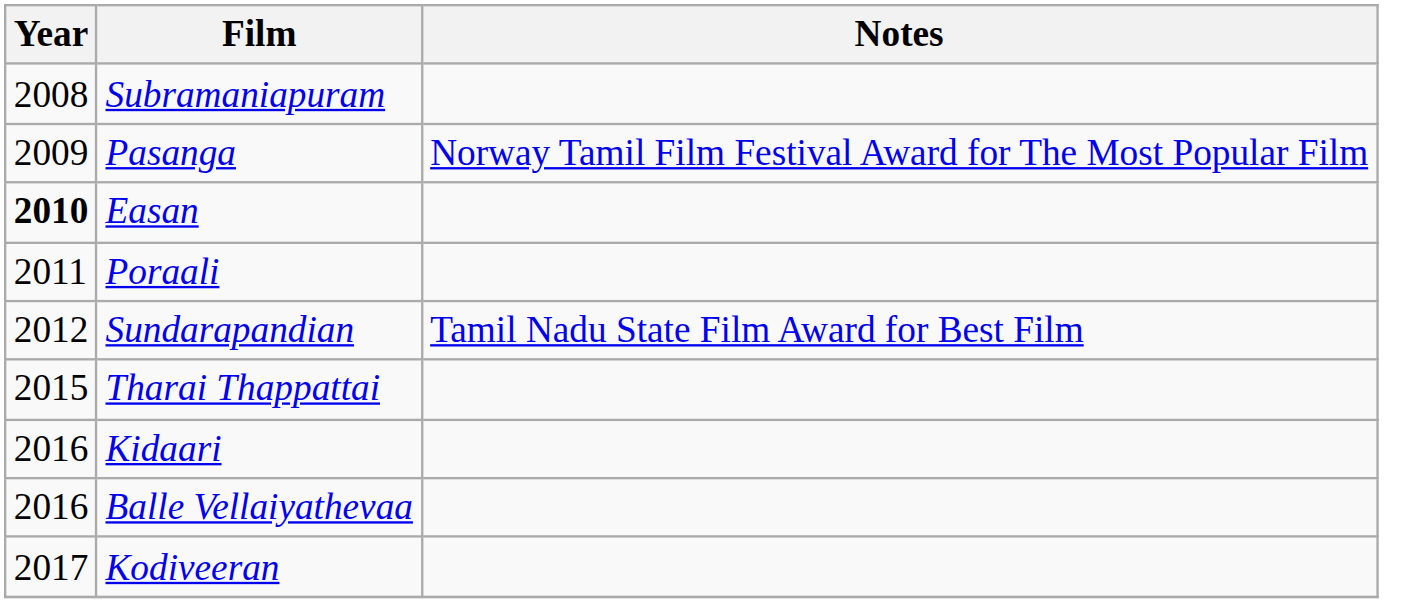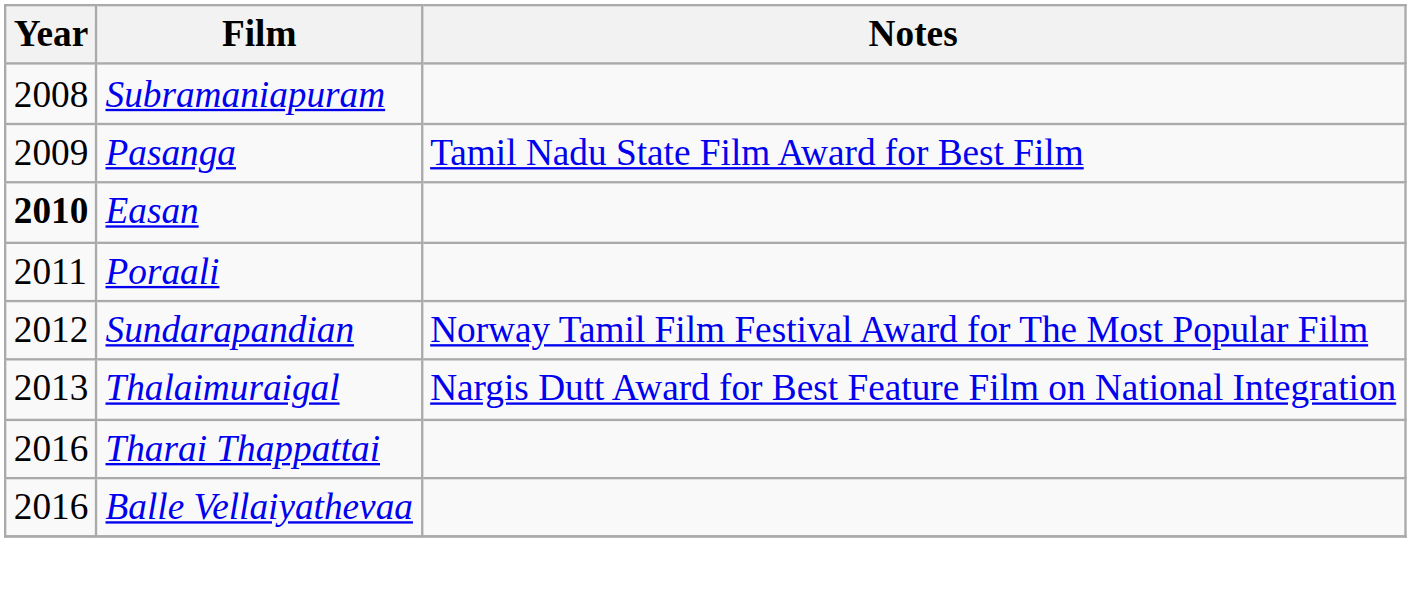(899, 152) Norway Tamil Film Festival Award for The Most Popular Film -> (757, 152) Tamil Nadu State Film Award for Best Film
(757, 329) Tamil Nadu State Film Award for Best Film -> (899, 329) Norway Tamil Film Festival Award for The Most Popular Film
+ row: (223, 388)
(51, 388) 2015 -> (51, 447) 2016
- row: (164, 447)
- row: (192, 566)
